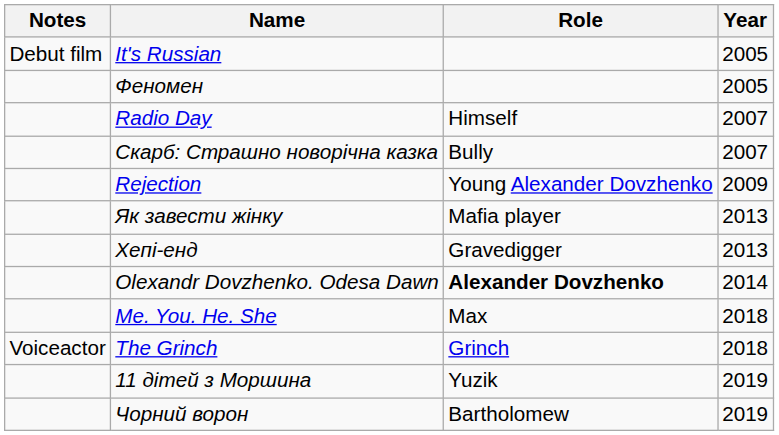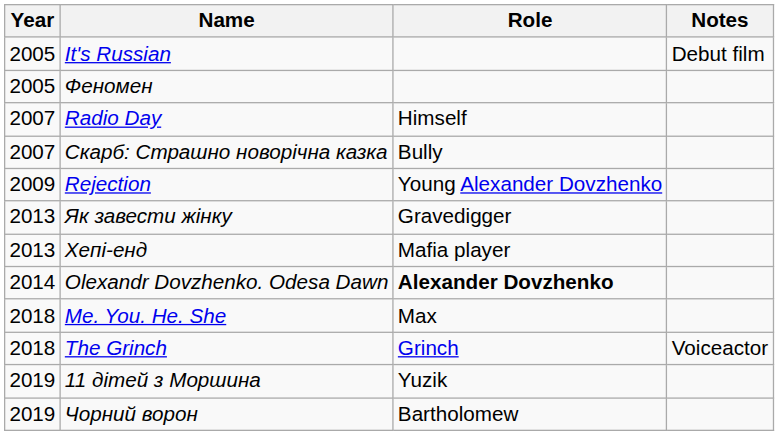columns swapped: (745, 20) <-> (58, 20)
(505, 217) Mafia player -> (455, 217) Gravedigger
(505, 250) Gravedigger -> (454, 250) Mafia player
